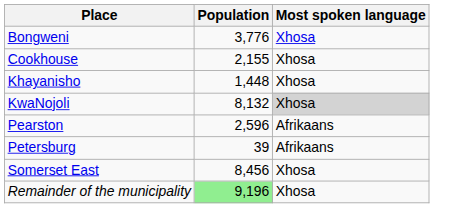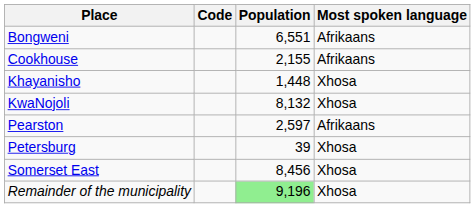+ column: (215, 15)
(252, 37) 3,776 -> (293, 37) 6,551
(295, 37) Xhosa -> (346, 37) Afrikaans
(295, 59) Xhosa -> (346, 59) Afrikaans
(295, 103) lightgrey background -> (337, 103) no background
(252, 125) 2,596 -> (293, 125) 2,597
(305, 147) Afrikaans -> (337, 147) Xhosa
